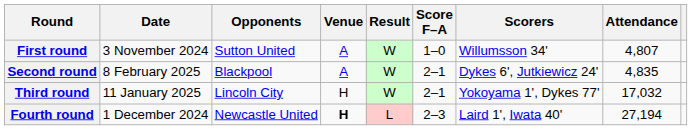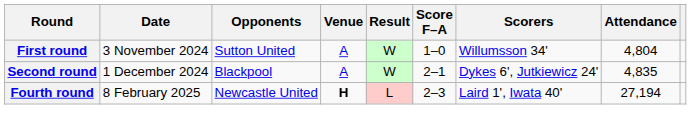(642, 51) 4,807 -> (641, 51) 4,804
(152, 72) 8 February 2025 -> (156, 72) 1 December 2024
- row: (52, 93)
(156, 114) 1 December 2024 -> (152, 93) 8 February 2025
